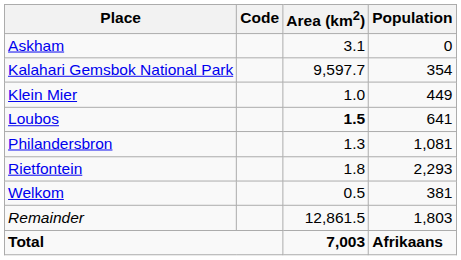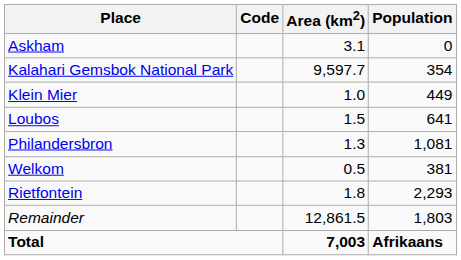(354, 119) bold -> (354, 119) normal
rows swapped: (45, 168) <-> (36, 193)
